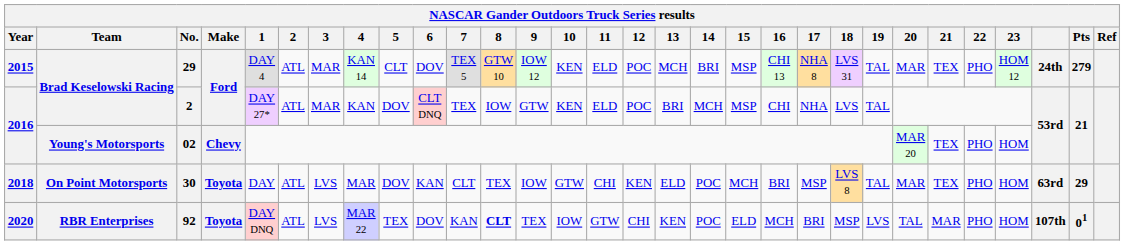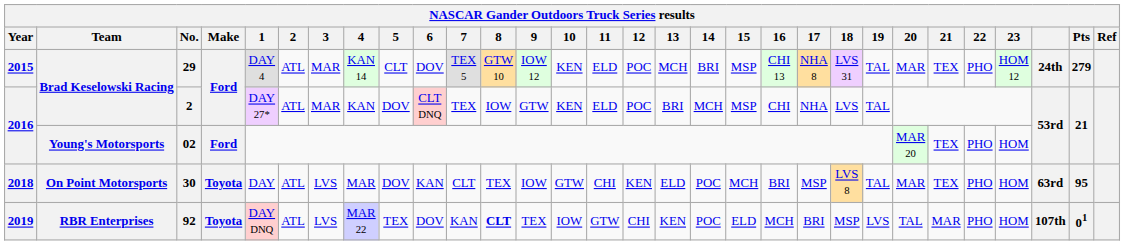(224, 144) Chevy -> (224, 144) Ford
(1081, 182) 29 -> (1081, 182) 95
(20, 221) 2020 -> (20, 221) 2019
